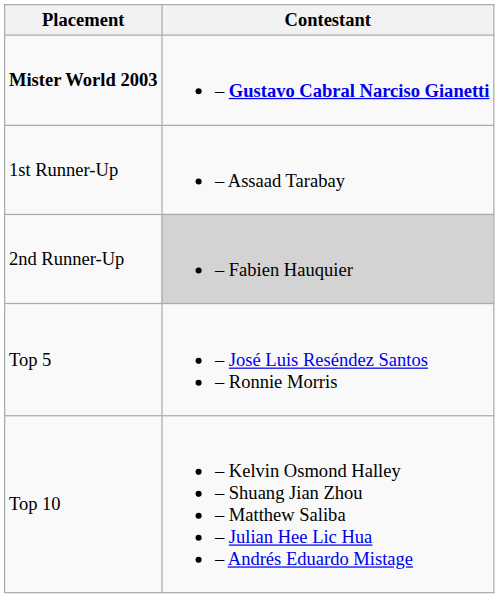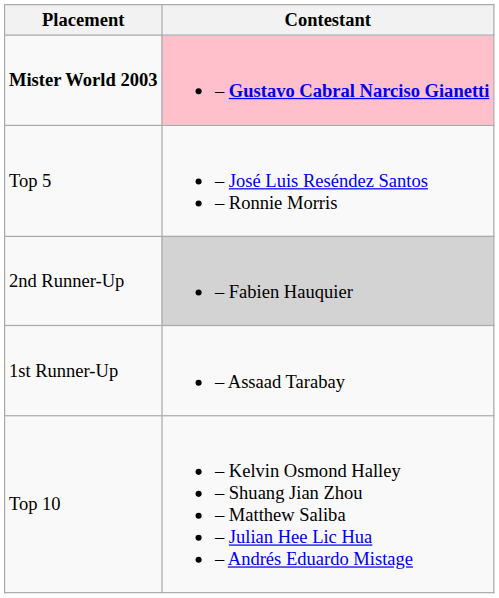(328, 91) no background -> (328, 91) pink background
rows swapped: (64, 169) <-> (30, 359)
